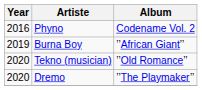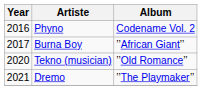(18, 45) 2019 -> (18, 45) 2017
(18, 77) 2020 -> (18, 77) 2021
